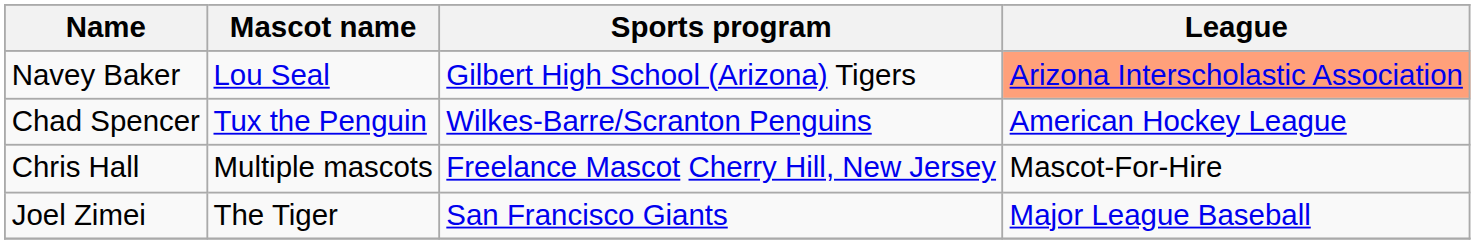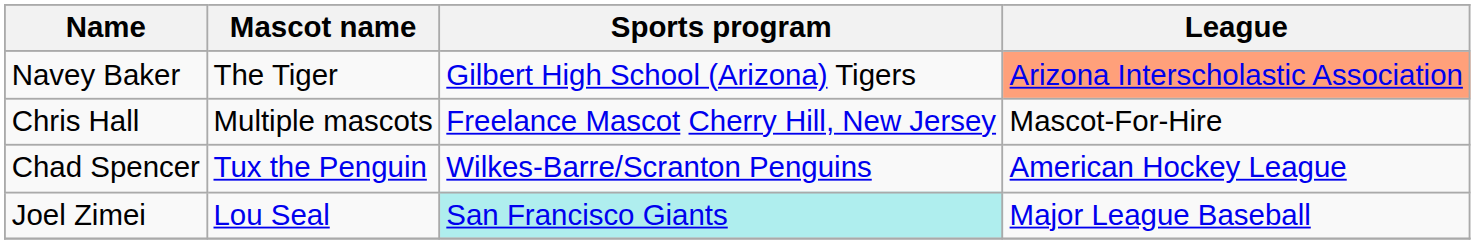(272, 74) Lou Seal -> (276, 74) The Tiger
rows swapped: (76, 167) <-> (106, 121)
(276, 214) The Tiger -> (272, 214) Lou Seal
(587, 214) no background -> (587, 214) paleturquoise background
